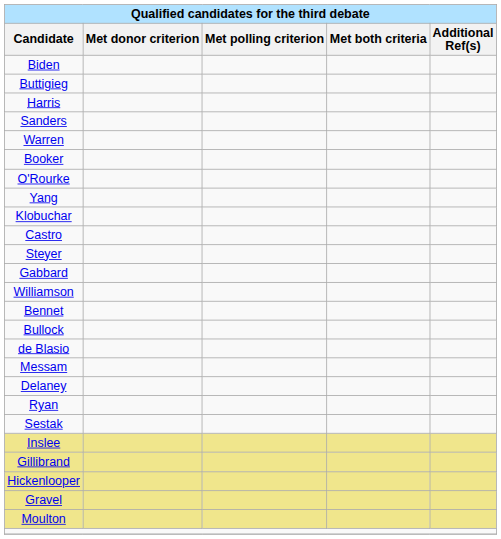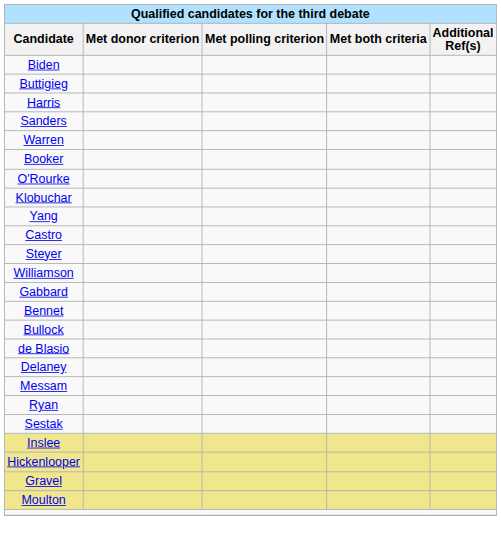rows swapped: (44, 216) <-> (44, 197)
rows swapped: (44, 273) <-> (44, 292)
rows swapped: (44, 386) <-> (44, 367)
- row: (44, 462)
